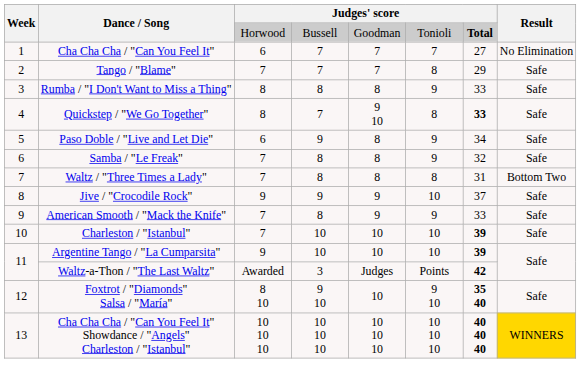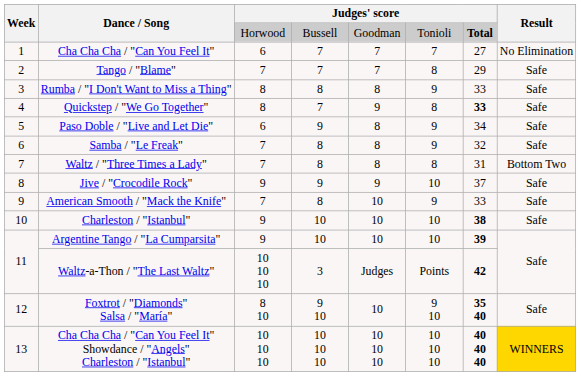(377, 114) 9 10 -> (377, 107) 9
(377, 214) 9 -> (377, 201) 10
(263, 233) 7 -> (263, 220) 9
(480, 233) 39 -> (480, 220) 38
(263, 271) Awarded -> (263, 271) 10 10 10
